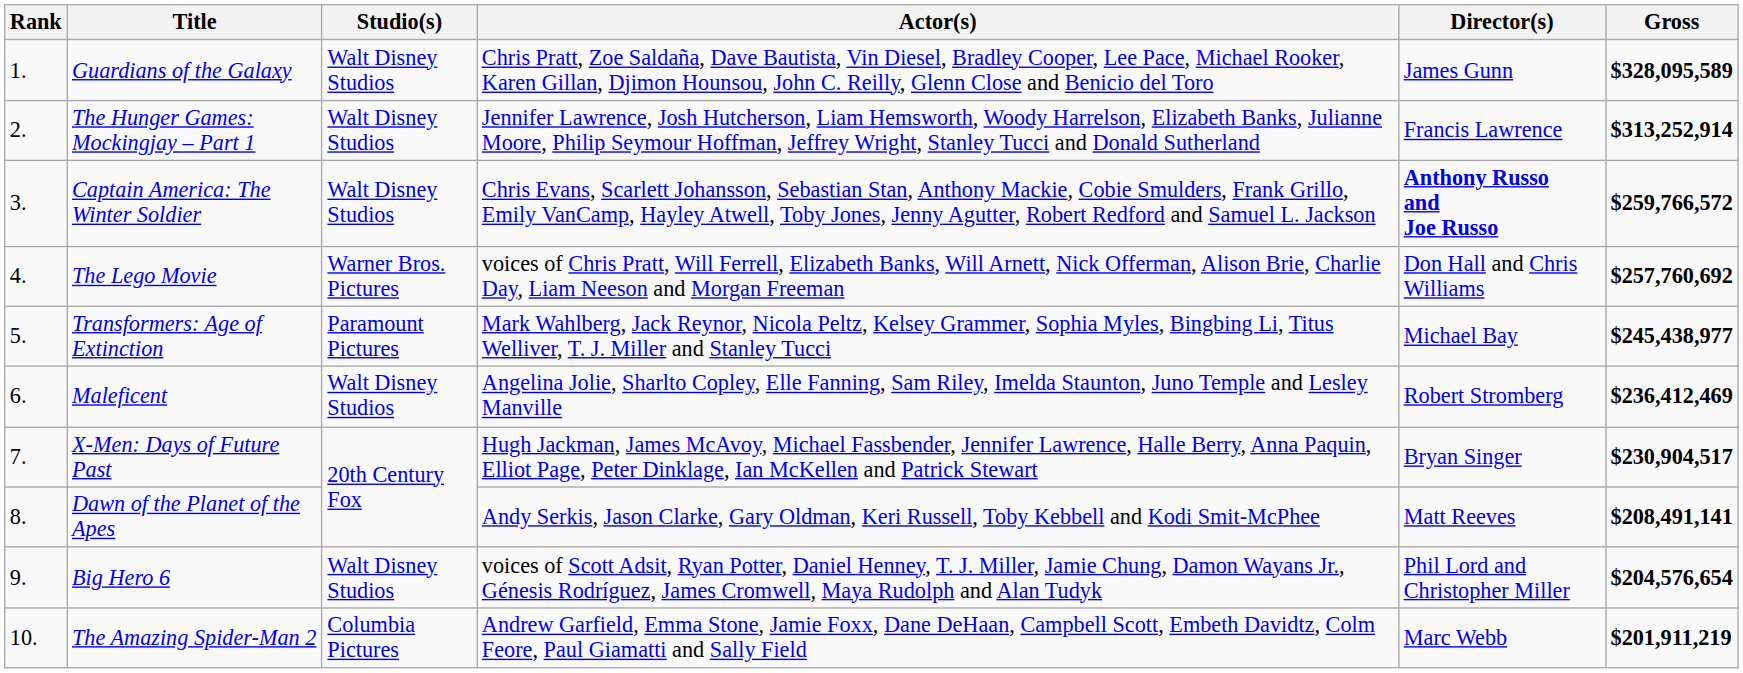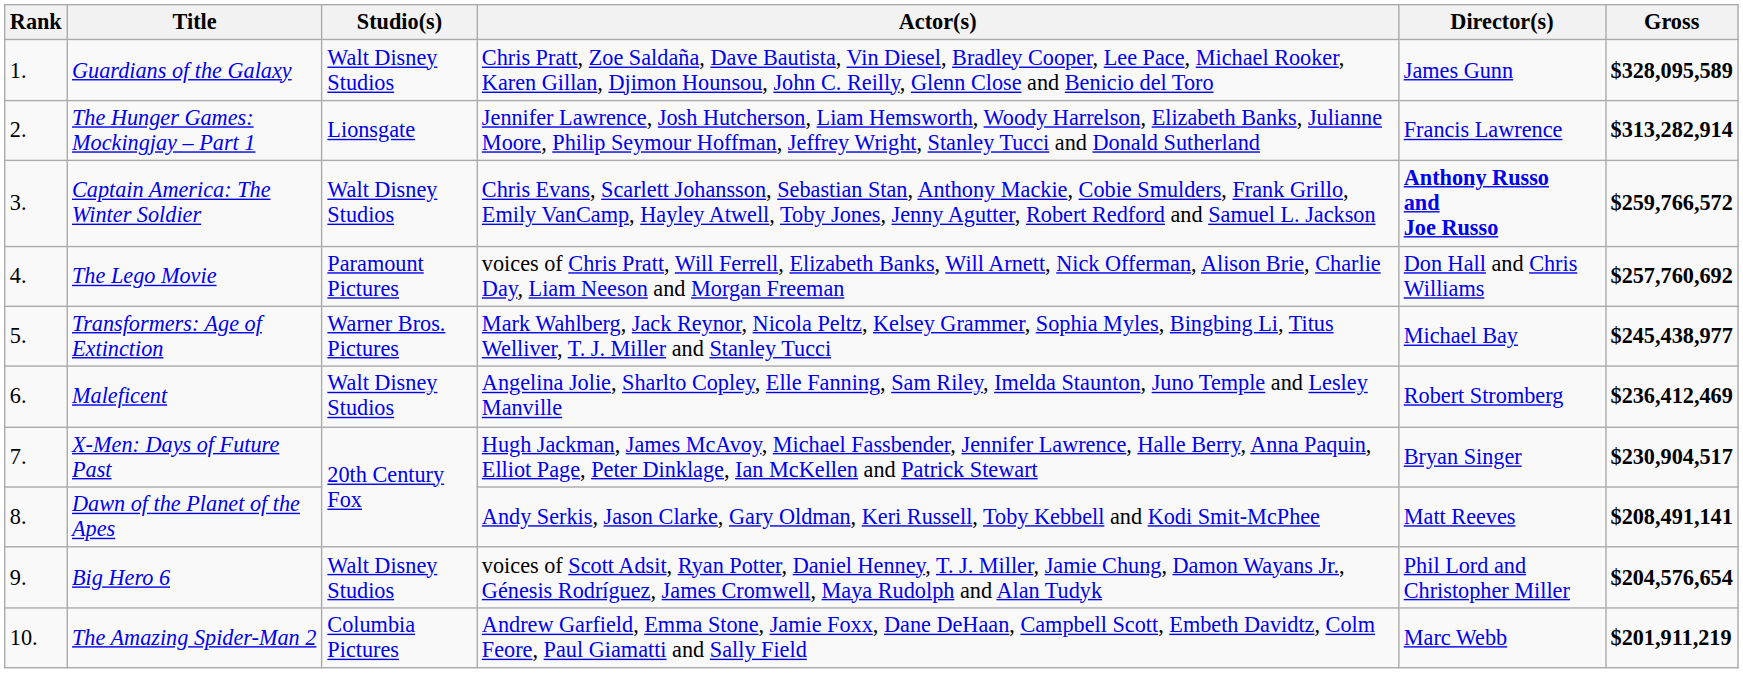(382, 130) Walt Disney Studios -> (371, 130) Lionsgate
(1672, 130) $313,252,914 -> (1672, 130) $313,282,914
(386, 275) Warner Bros. Pictures -> (376, 275) Paramount Pictures
(376, 336) Paramount Pictures -> (386, 336) Warner Bros. Pictures
